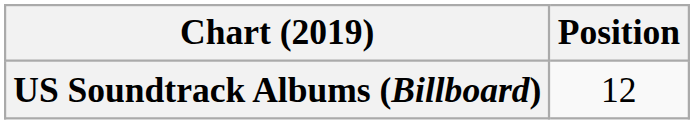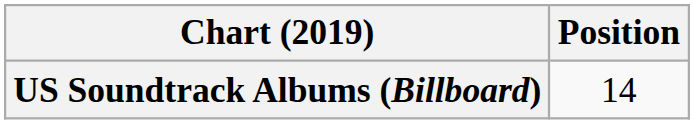(619, 88) 12 -> (619, 88) 14
